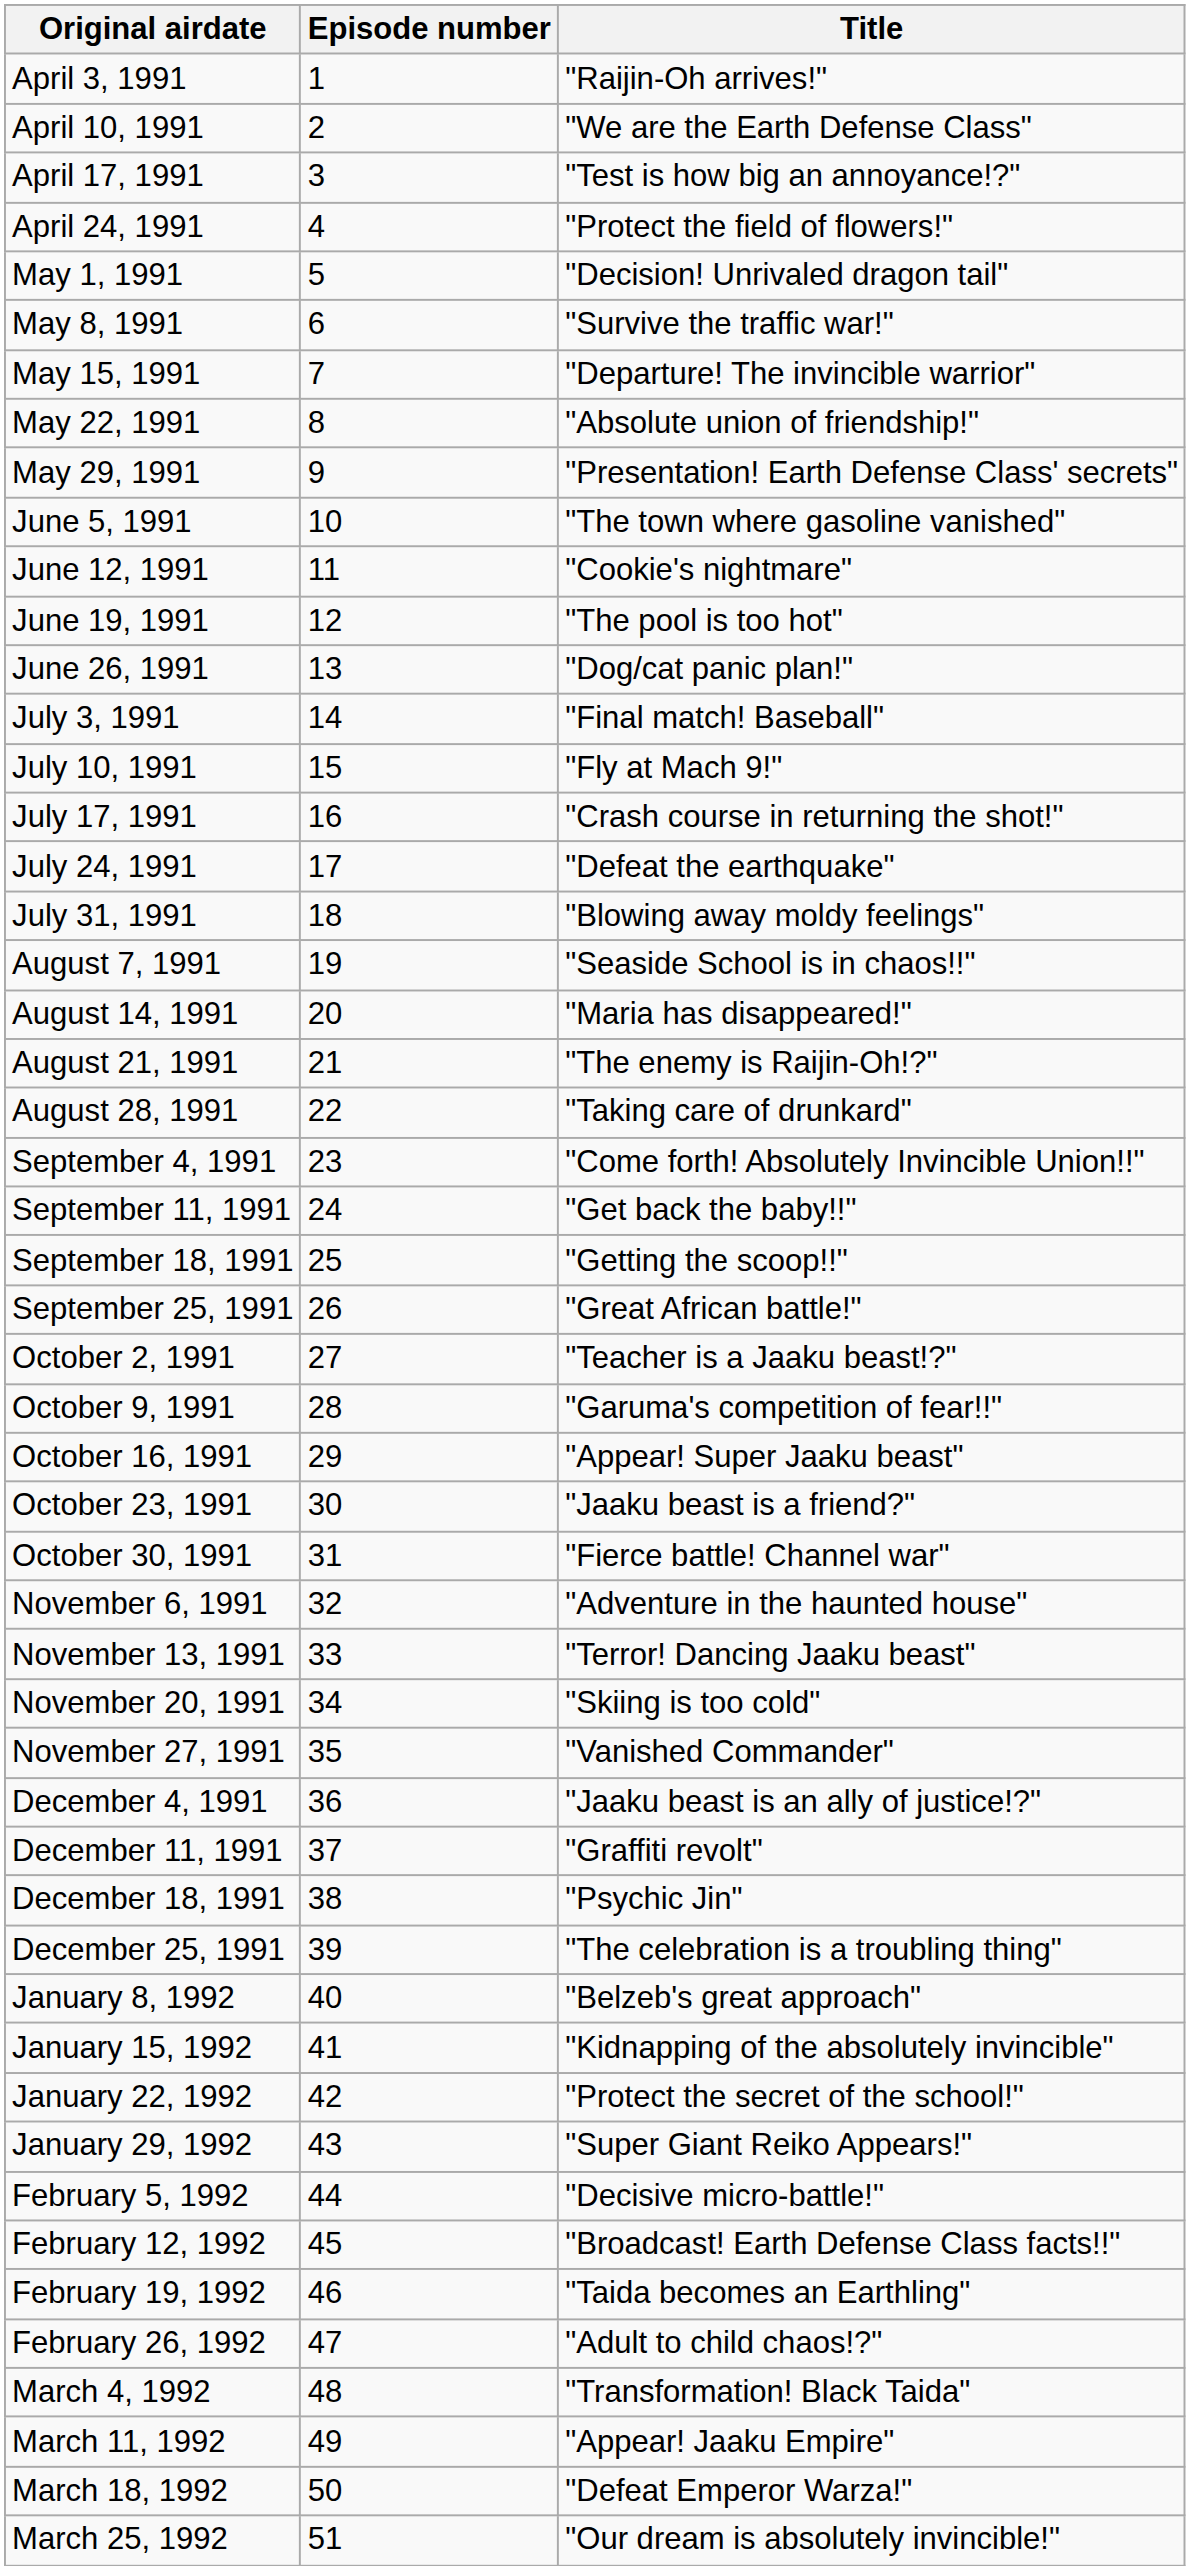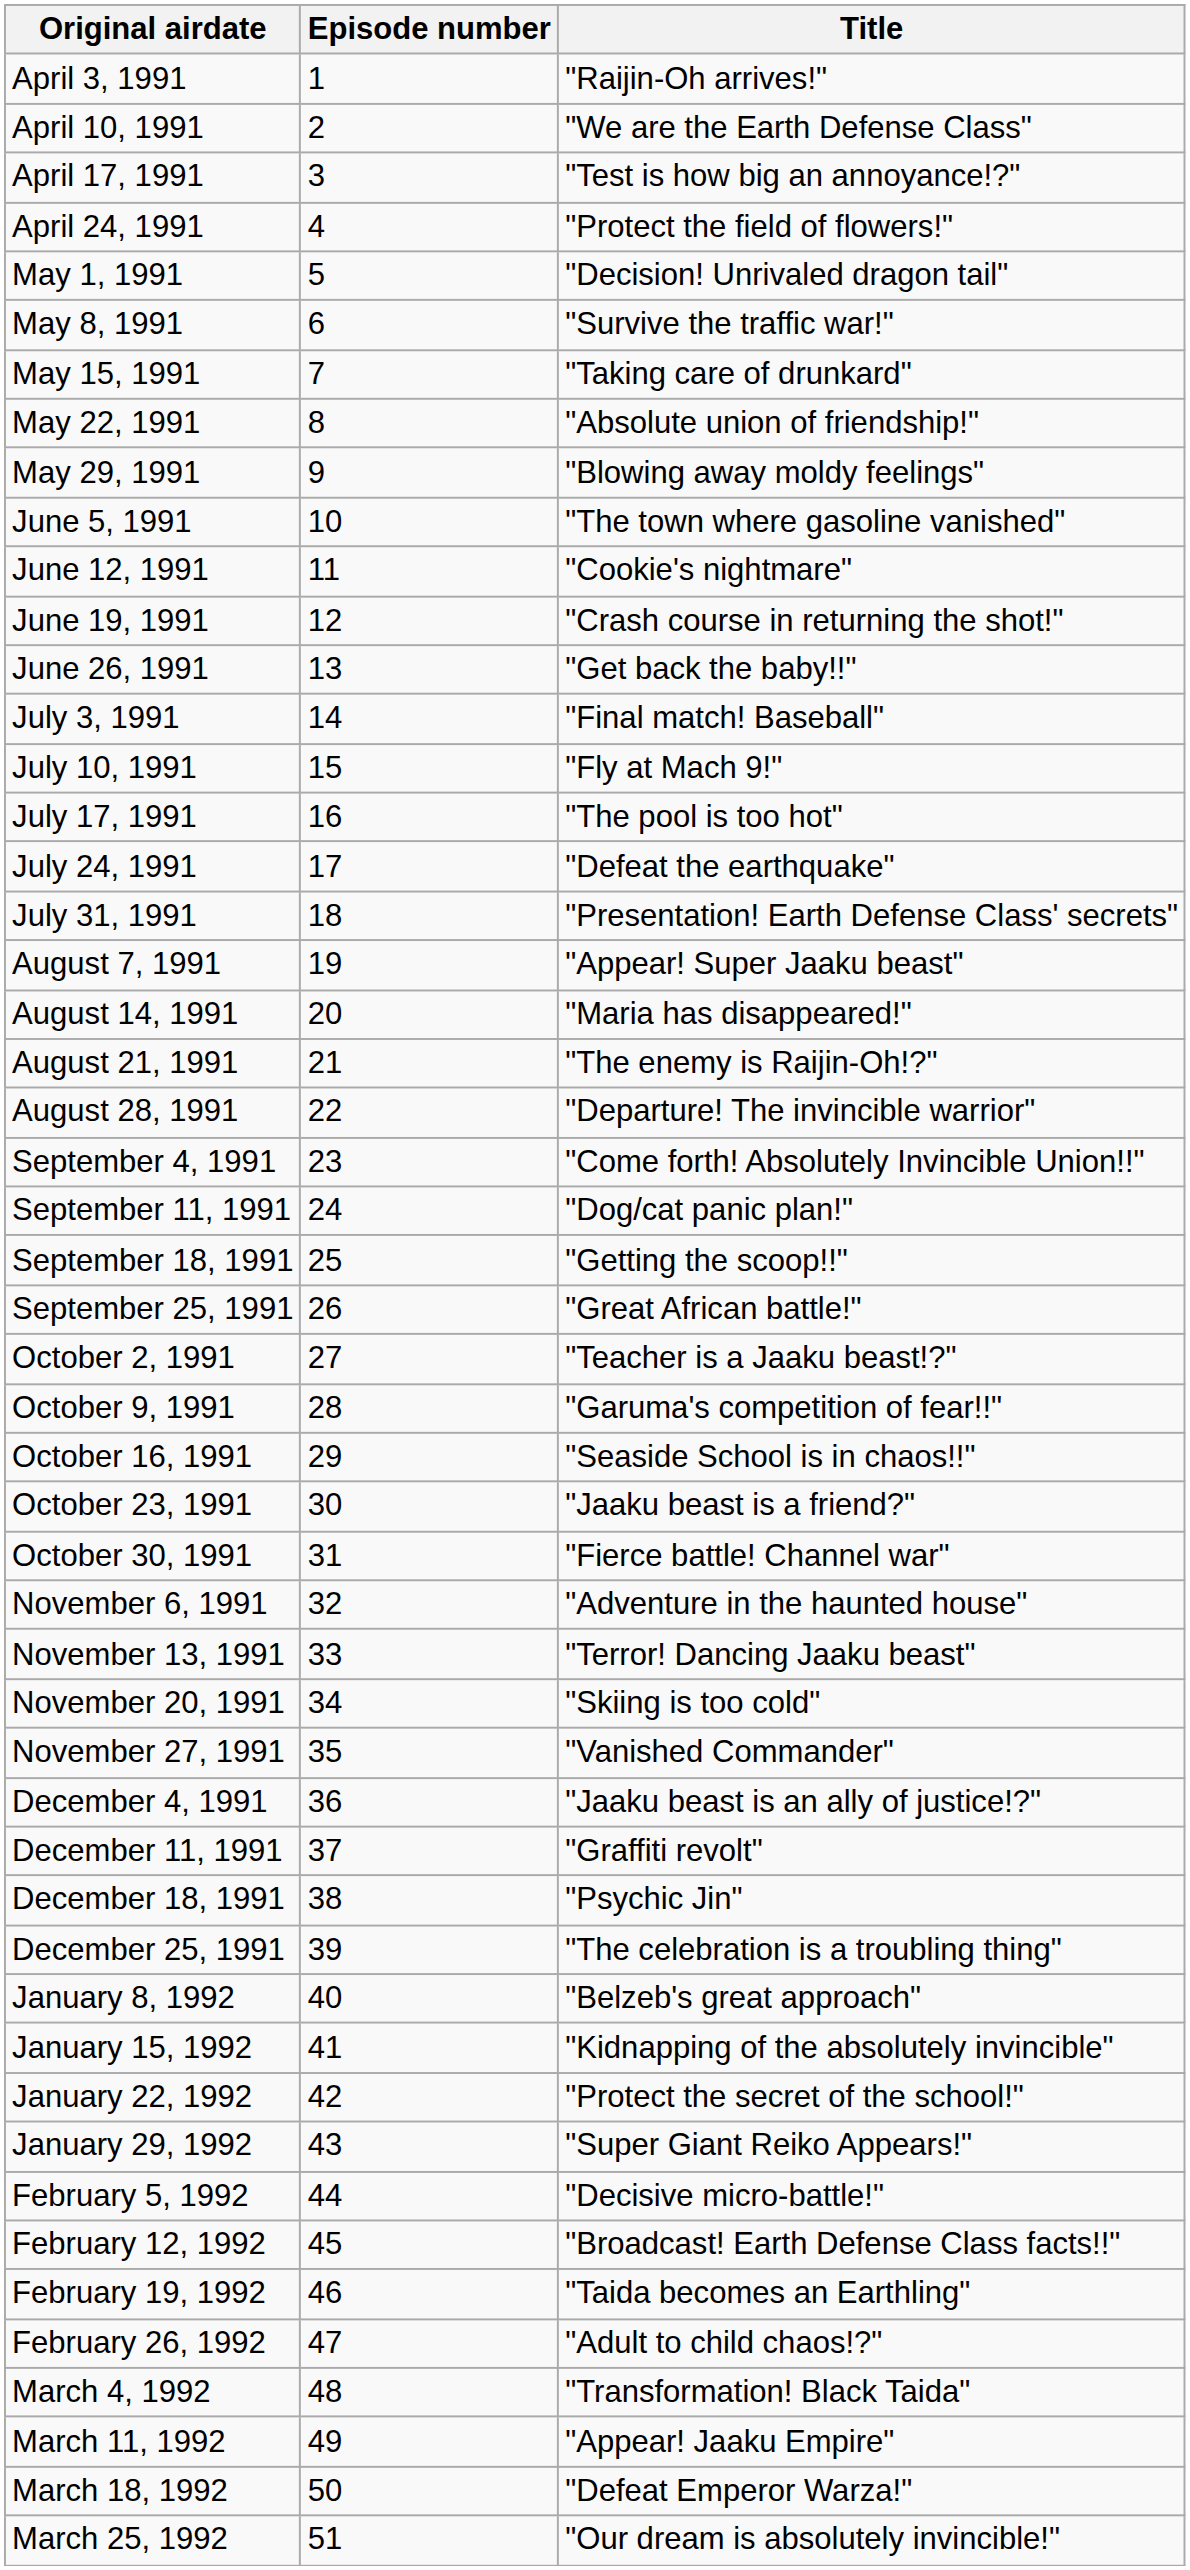(800, 373) "Departure! The invincible warrior" -> (738, 373) "Taking care of drunkard"
(872, 472) "Presentation! Earth Defense Class' secrets" -> (775, 472) "Blowing away moldy feelings"
(704, 619) "The pool is too hot" -> (814, 619) "Crash course in returning the shot!"
(709, 669) "Dog/cat panic plan!" -> (711, 669) "Get back the baby!!"
(814, 816) "Crash course in returning the shot!" -> (704, 816) "The pool is too hot"
(775, 915) "Blowing away moldy feelings" -> (872, 915) "Presentation! Earth Defense Class' secrets"
(770, 964) "Seaside School is in chaos!!" -> (764, 964) "Appear! Super Jaaku beast"
(738, 1112) "Taking care of drunkard" -> (800, 1112) "Departure! The invincible warrior"
(711, 1210) "Get back the baby!!" -> (709, 1210) "Dog/cat panic plan!"
(764, 1456) "Appear! Super Jaaku beast" -> (770, 1456) "Seaside School is in chaos!!"
